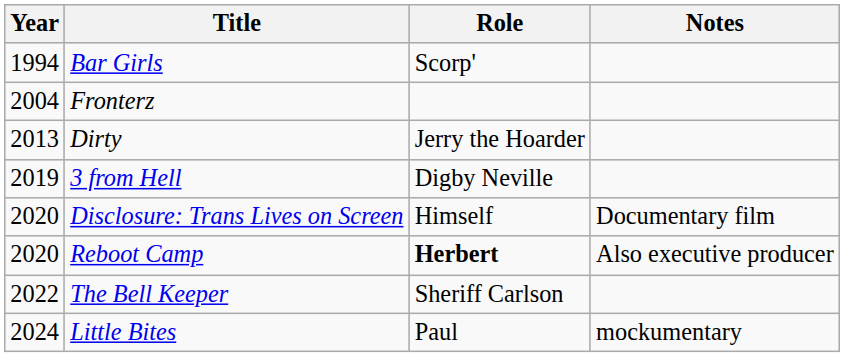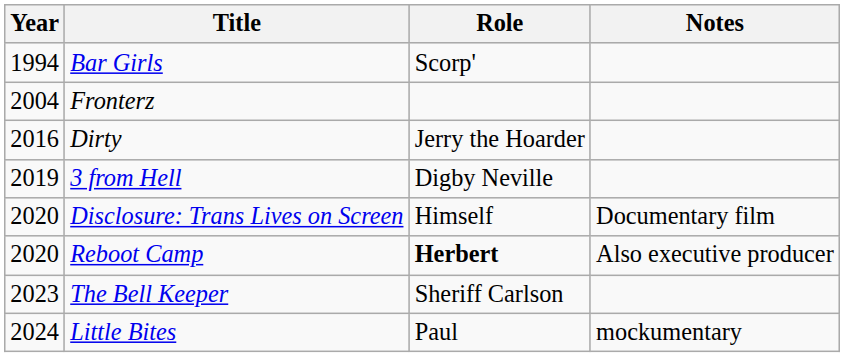(35, 139) 2013 -> (35, 139) 2016
(35, 293) 2022 -> (35, 293) 2023
